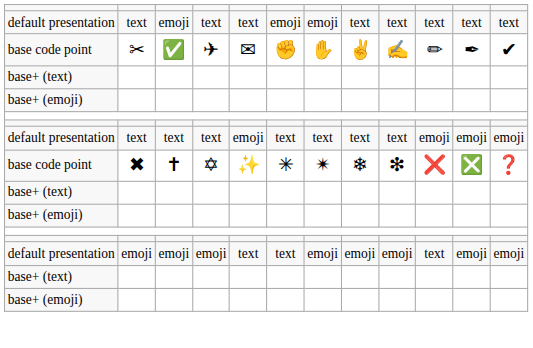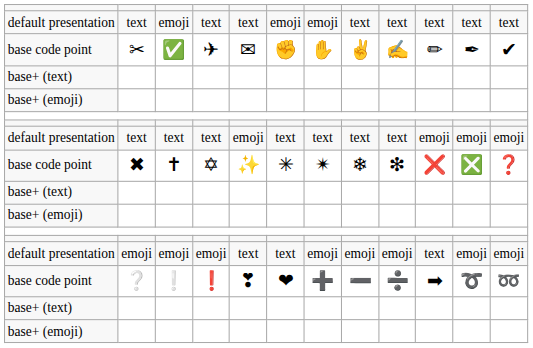+ row: (50, 280)
